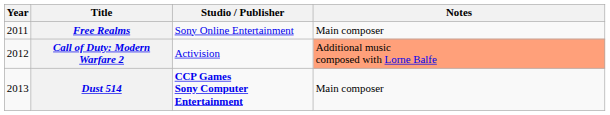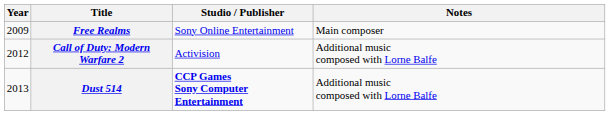(18, 30) 2011 -> (18, 30) 2009
(376, 53) lightsalmon background -> (376, 53) no background
(350, 89) Main composer -> (376, 89) Additional music composed with Lorne Balfe
